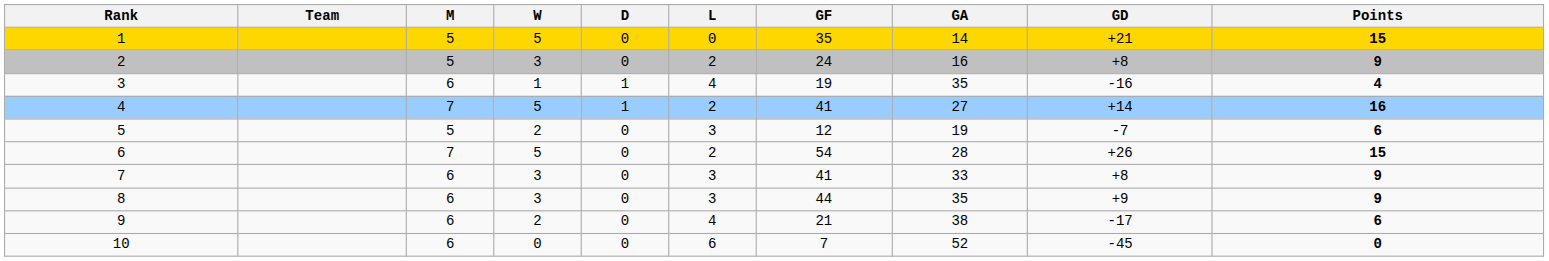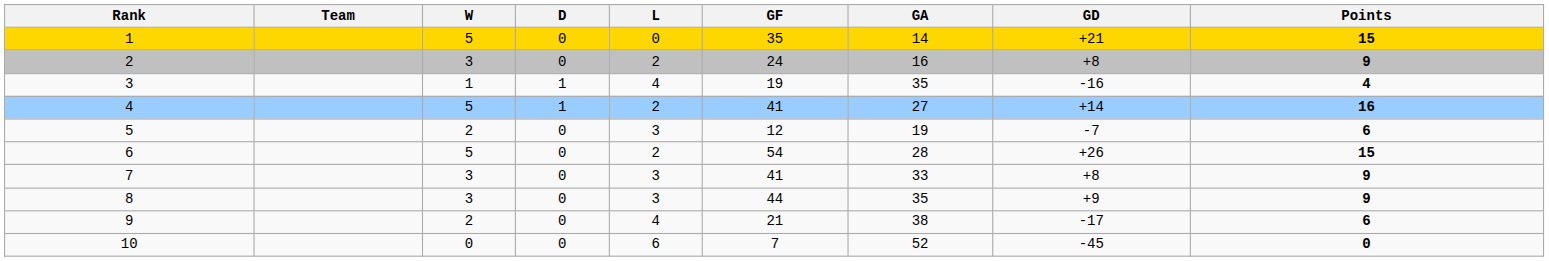- column: (450, 16)
